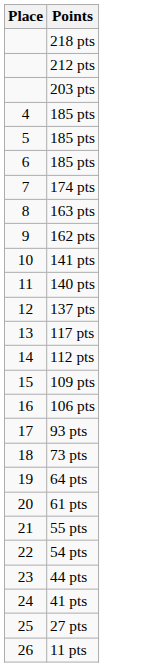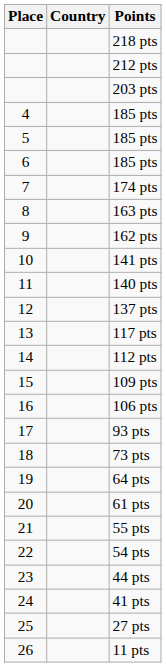+ column: (78, 16)
